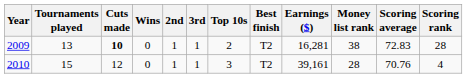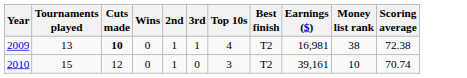- column: (440, 20)
(229, 45) 2 -> (229, 45) 4
(313, 45) 16,281 -> (313, 45) 16,981
(398, 45) 72.83 -> (398, 45) 72.38
(197, 64) 1 -> (197, 64) 0
(354, 64) 28 -> (354, 64) 10
(398, 64) 70.76 -> (398, 64) 70.74
